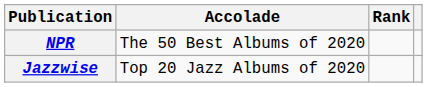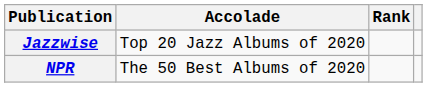rows swapped: (60, 43) <-> (60, 69)
